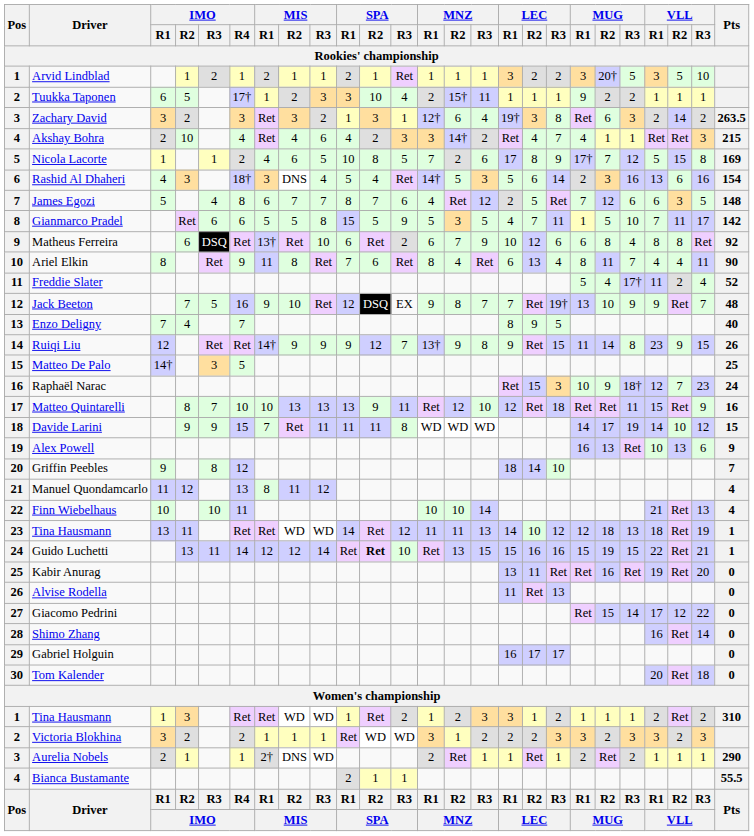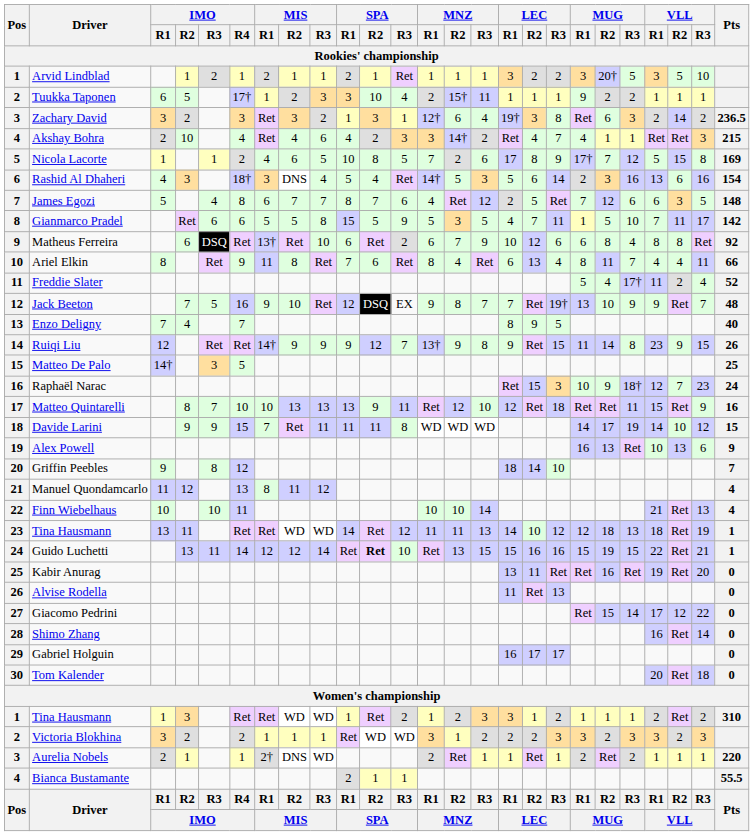(732, 117) 263.5 -> (732, 117) 236.5
(732, 262) 90 -> (732, 262) 66
(732, 757) 290 -> (732, 757) 220
